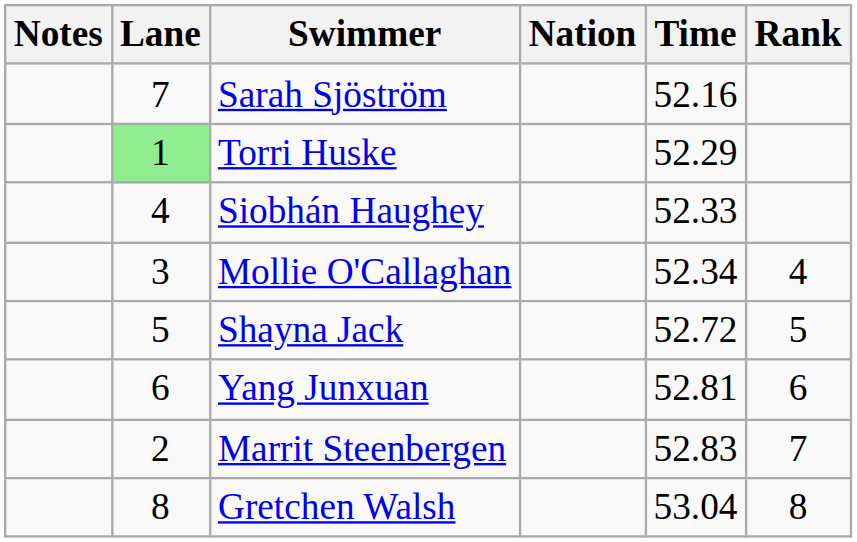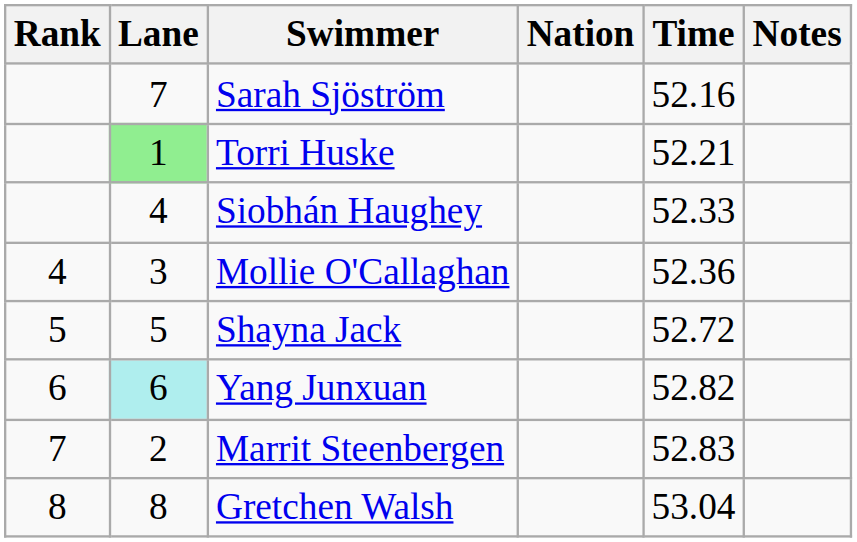columns swapped: (798, 34) <-> (58, 34)
(696, 152) 52.29 -> (693, 152) 52.21
(696, 270) 52.34 -> (693, 270) 52.36
(160, 388) no background -> (158, 388) paleturquoise background
(696, 388) 52.81 -> (693, 388) 52.82
